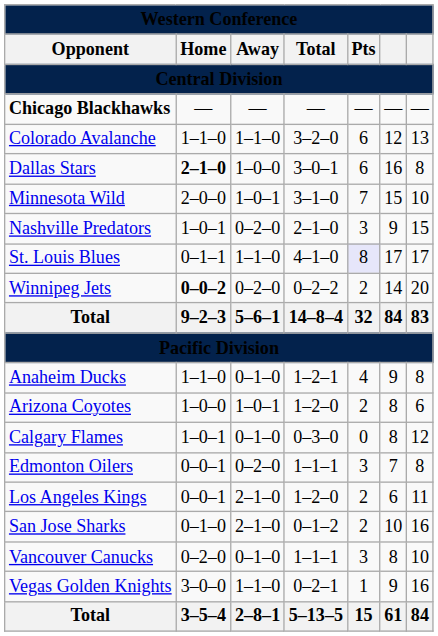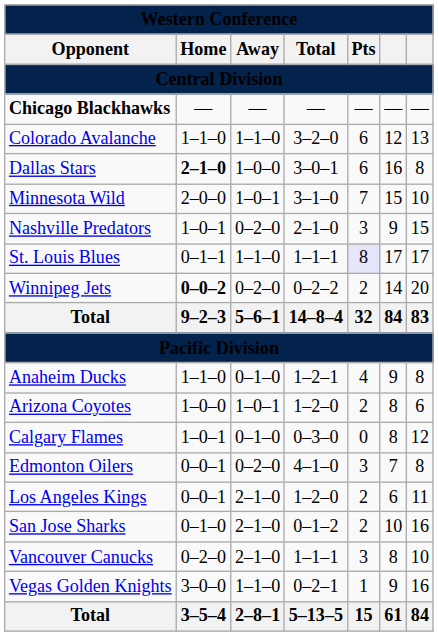(316, 257) 4–1–0 -> (316, 257) 1–1–1
(316, 466) 1–1–1 -> (316, 466) 4–1–0
(258, 556) 0–1–0 -> (258, 556) 2–1–0
